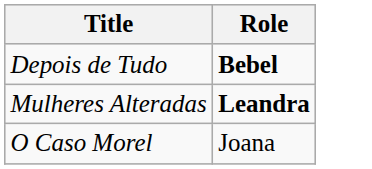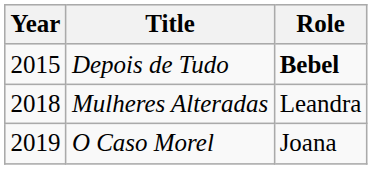+ column: (35, 24)
(264, 103) bold -> (321, 103) normal
